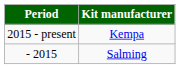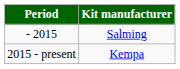rows swapped: (42, 54) <-> (42, 34)
